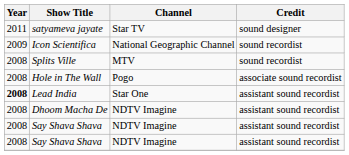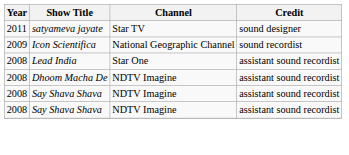- row: (54, 61)
- row: (67, 77)
(17, 93) bold -> (17, 61) normal
